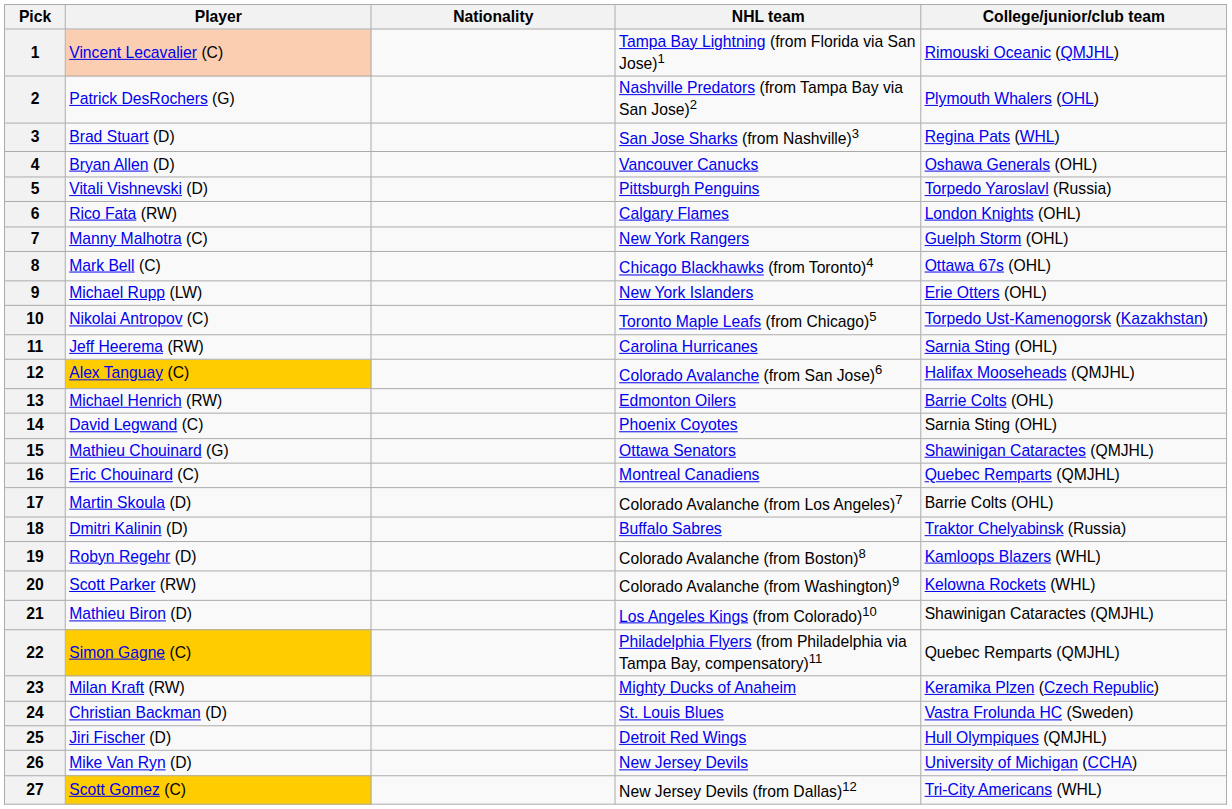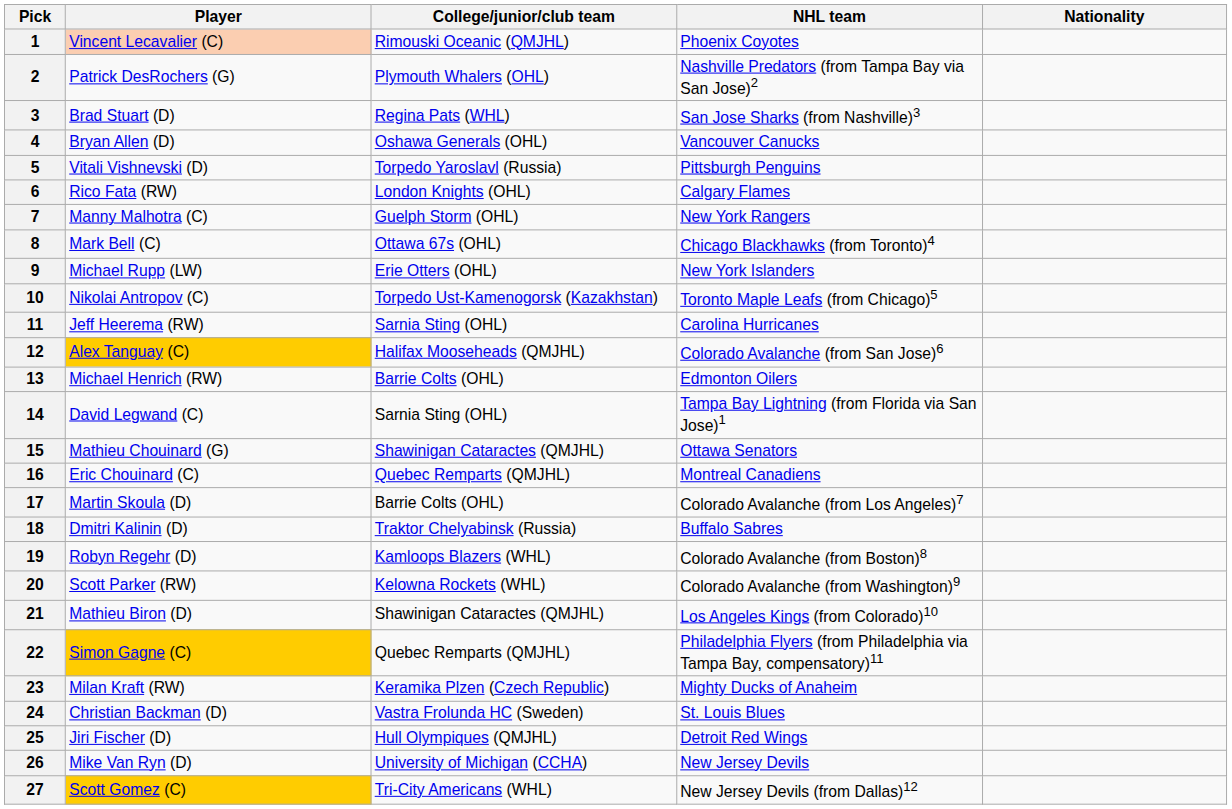columns swapped: (493, 16) <-> (1074, 16)
(767, 52) Tampa Bay Lightning (from Florida via San Jose)1 -> (740, 41) Phoenix Coyotes
(678, 425) Phoenix Coyotes -> (828, 414) Tampa Bay Lightning (from Florida via San Jose)1
